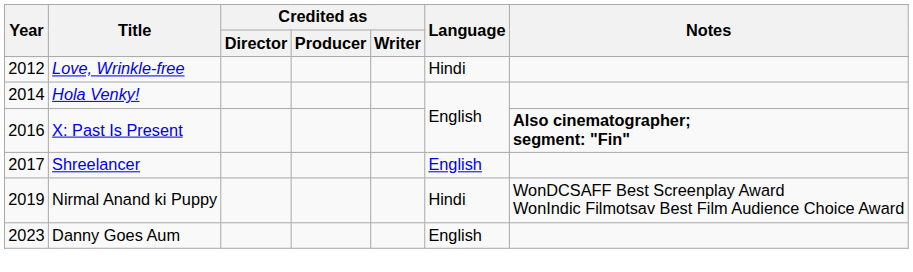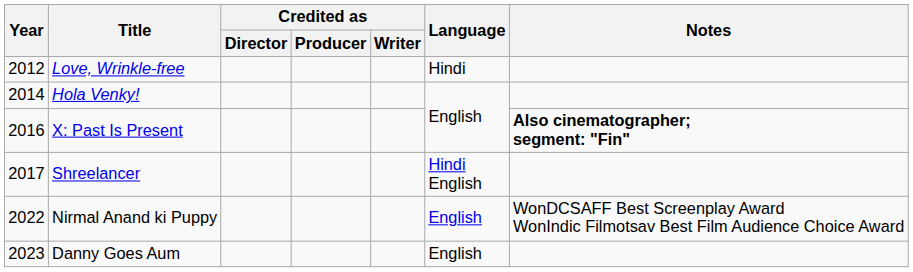(455, 165) English -> (455, 174) Hindi English
(26, 200) 2019 -> (26, 218) 2022
(447, 200) Hindi -> (455, 218) English
